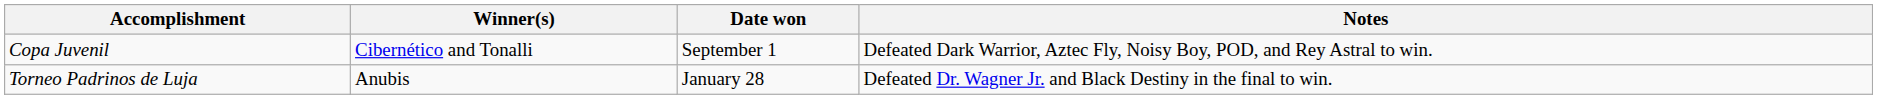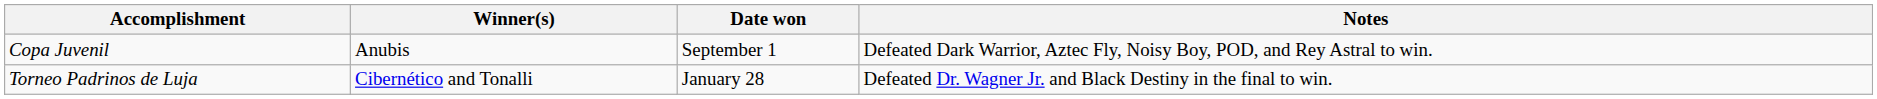(444, 49) Cibernético and Tonalli -> (382, 49) Anubis
(382, 79) Anubis -> (444, 79) Cibernético and Tonalli
